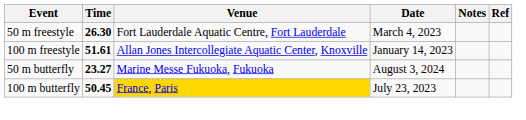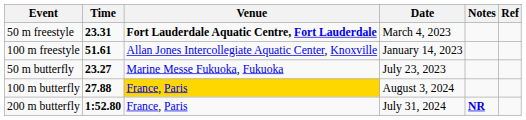(98, 32) 26.30 -> (98, 32) 23.31
(231, 32) normal -> (252, 32) bold
(409, 69) August 3, 2024 -> (414, 69) July 23, 2023
(98, 87) 50.45 -> (98, 87) 27.88
(404, 87) July 23, 2023 -> (418, 87) August 3, 2024
+ row: (43, 106)
